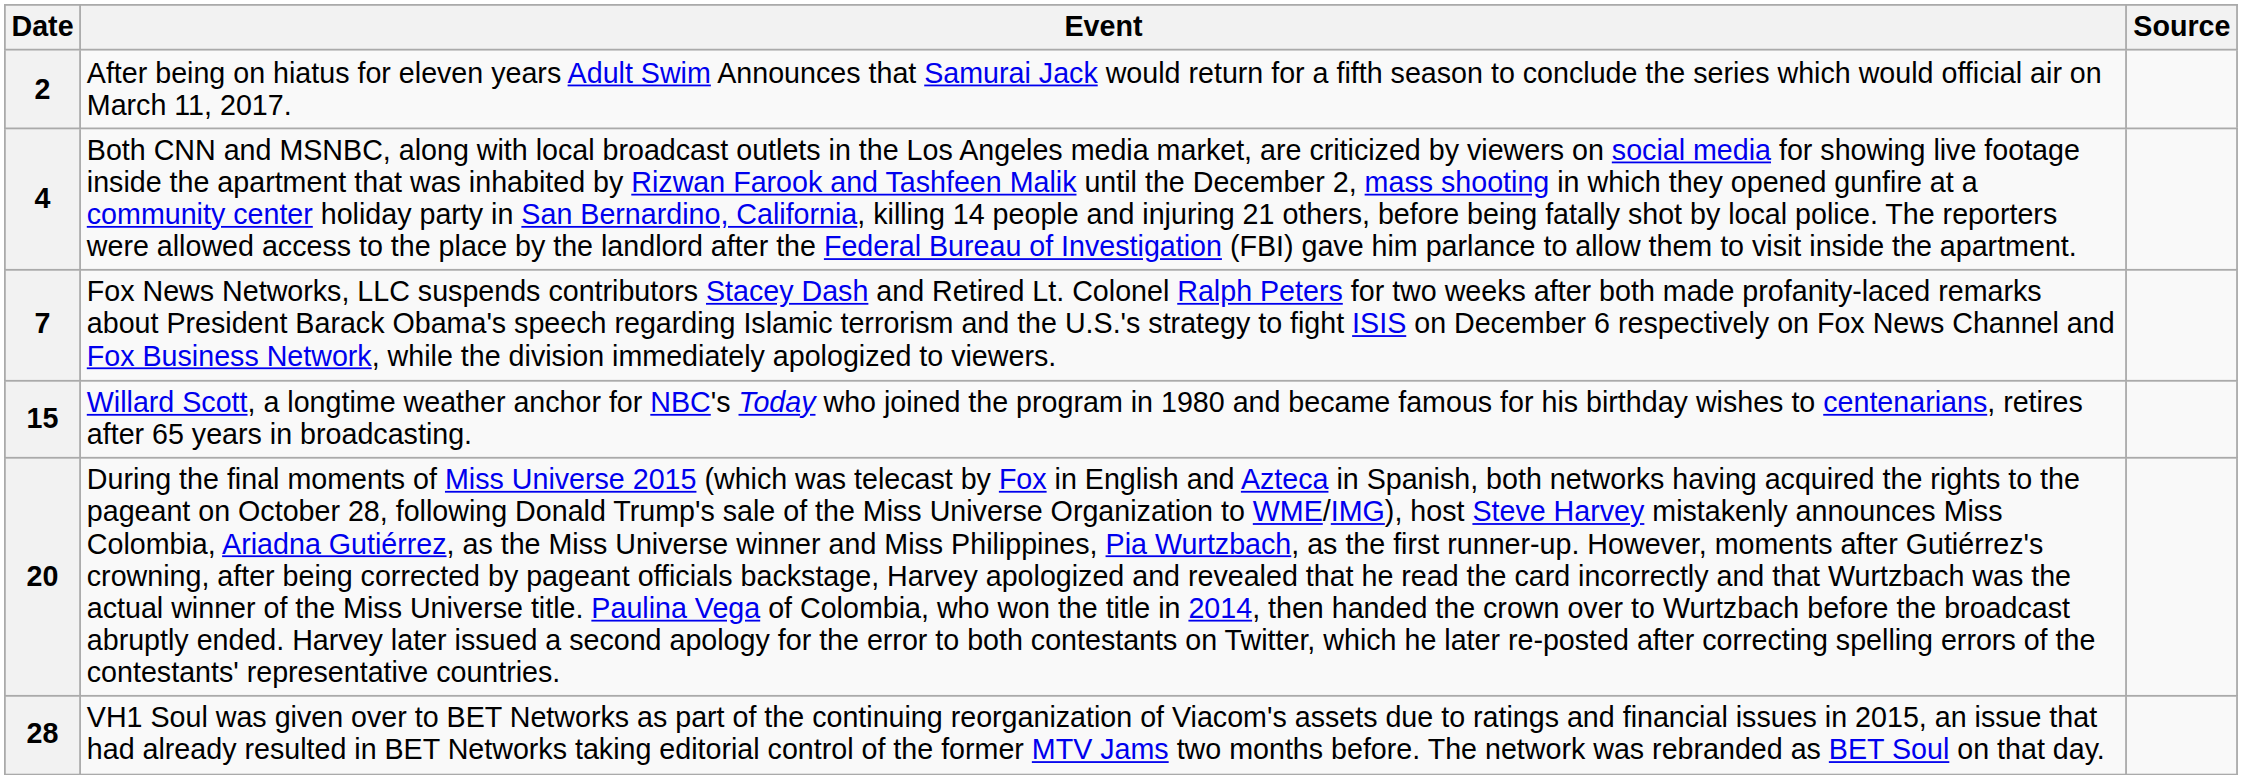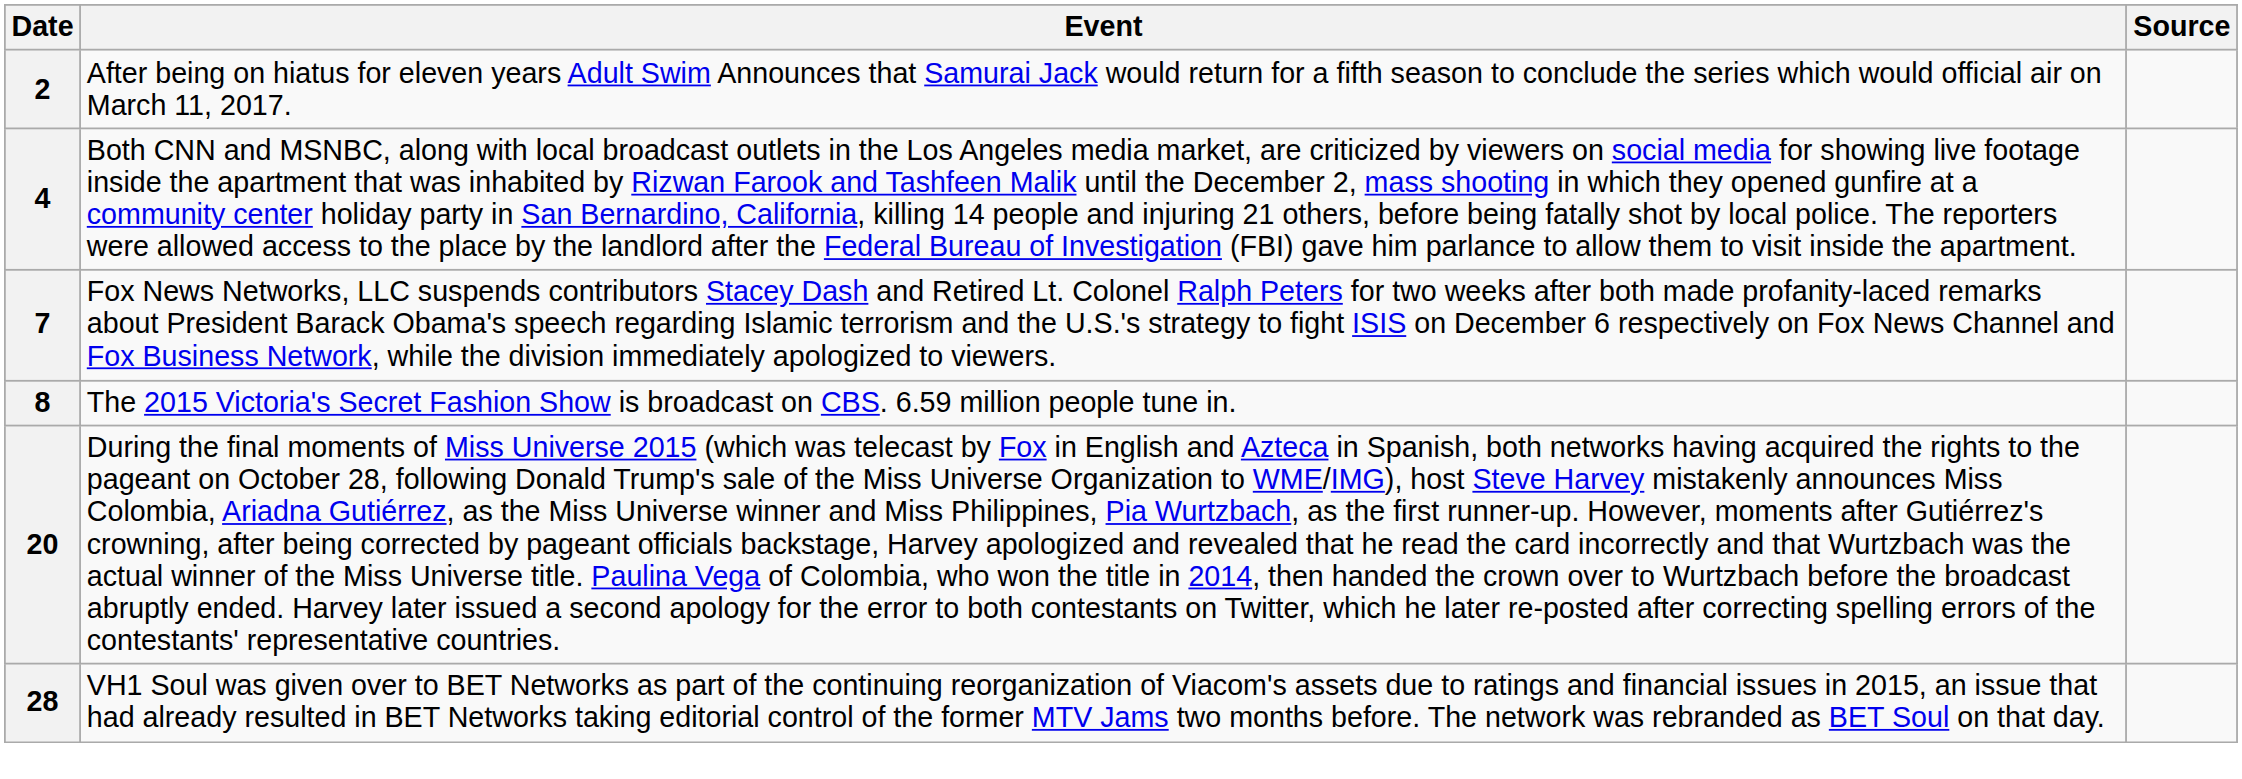+ row: (43, 402)
- row: (43, 418)
